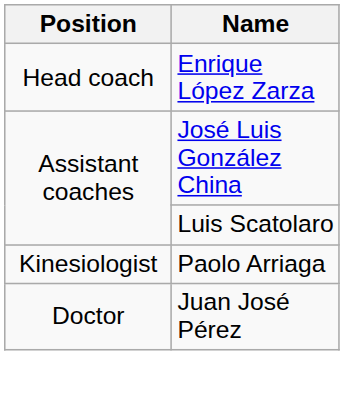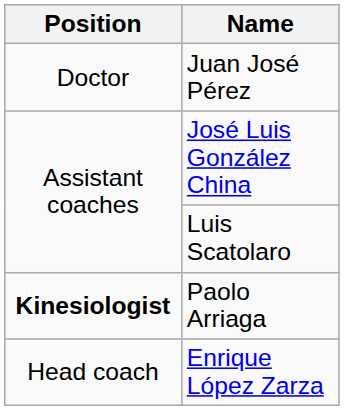rows swapped: (246, 76) <-> (234, 316)
(88, 263) normal -> (93, 305) bold
